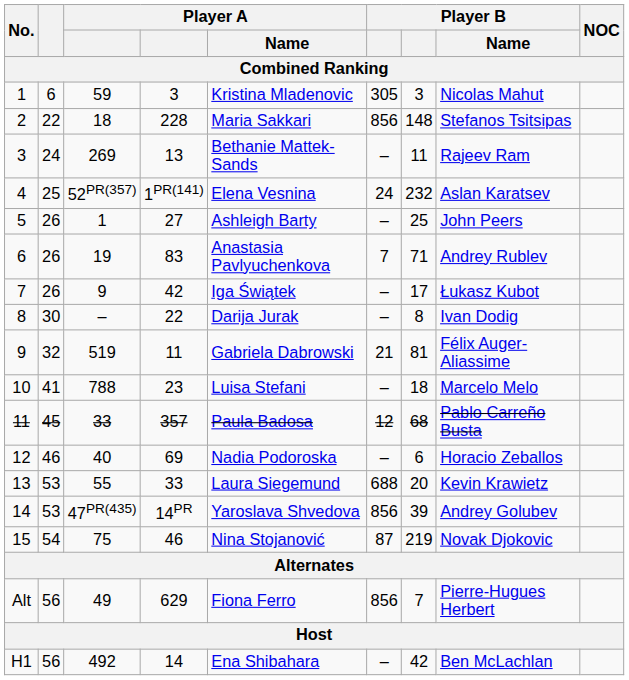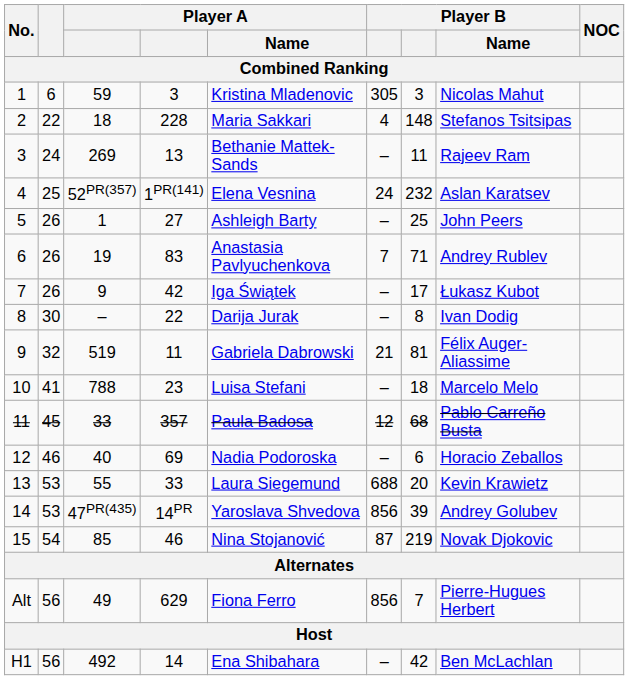(384, 120) 856 -> (384, 120) 4
(102, 539) 75 -> (102, 539) 85
